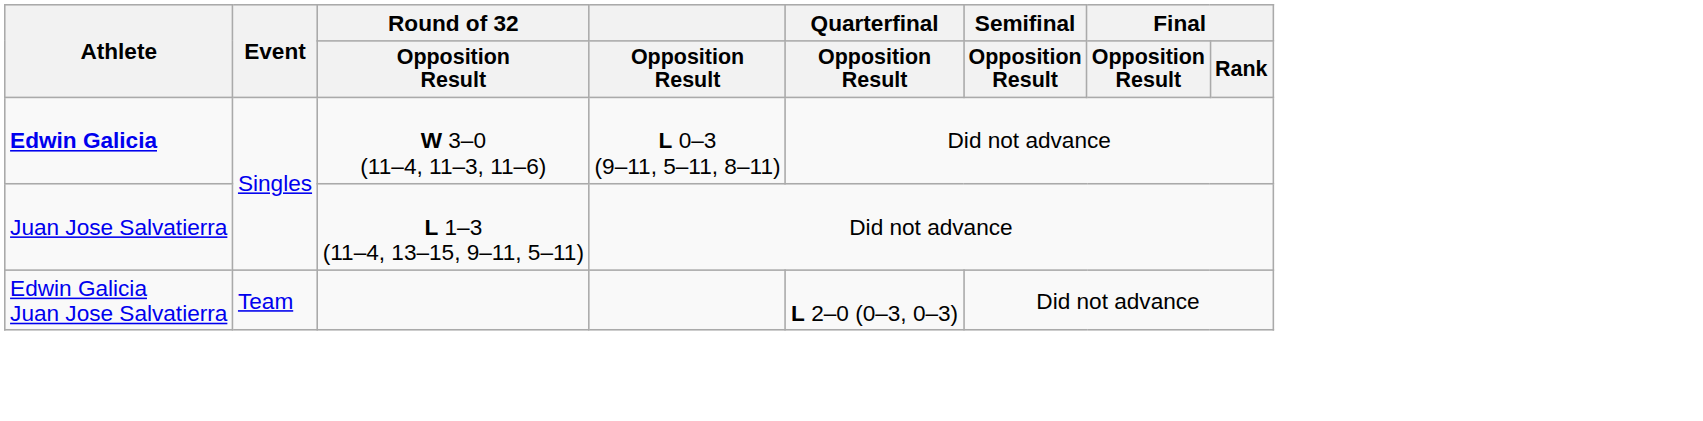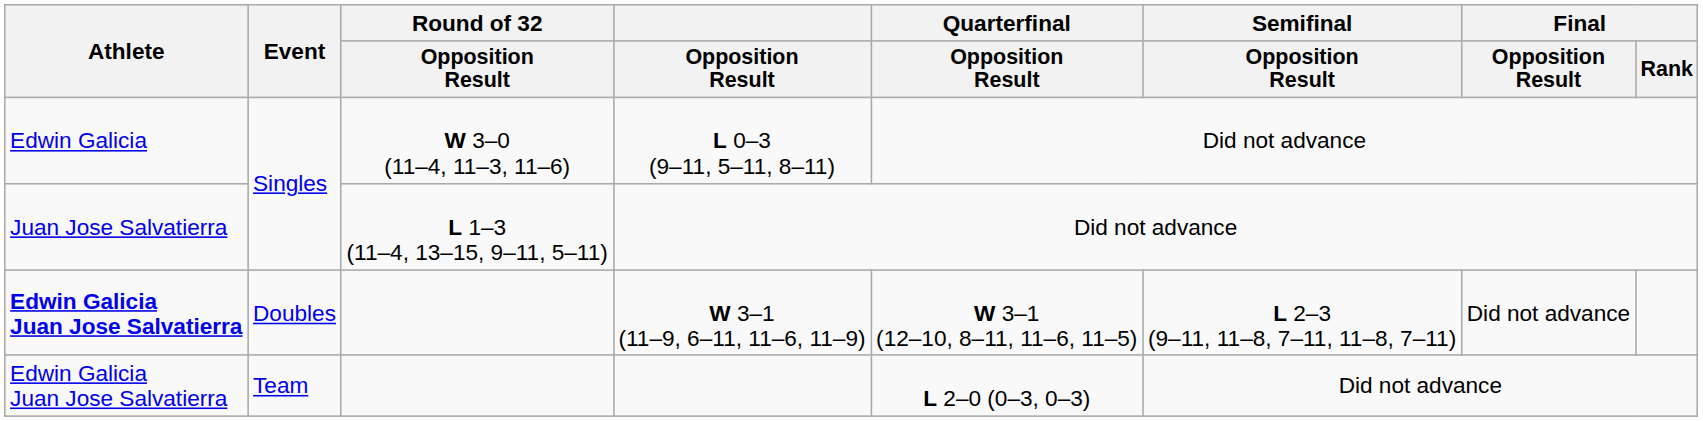(84, 141) bold -> (79, 141) normal
+ row: (742, 326)
